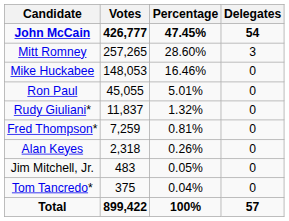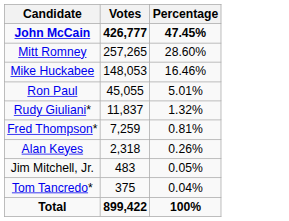- column: (253, 14)
